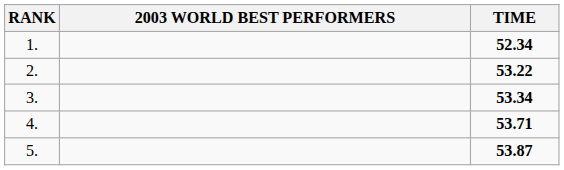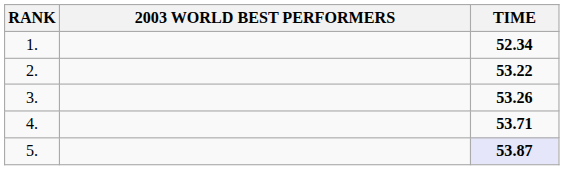(514, 97) 53.34 -> (514, 97) 53.26
(514, 151) no background -> (514, 151) lavender background
